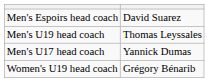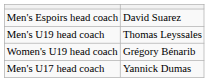rows swapped: (56, 51) <-> (62, 68)
